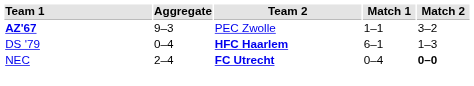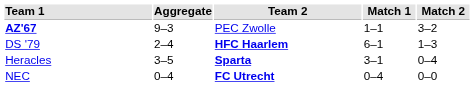(164, 44) 0–4 -> (164, 44) 2–4
+ row: (28, 60)
(164, 60) 2–4 -> (164, 76) 0–4
(427, 60) bold -> (427, 76) normal
